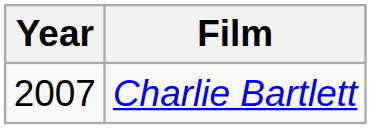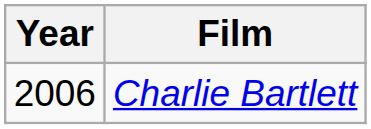(55, 92) 2007 -> (55, 92) 2006
